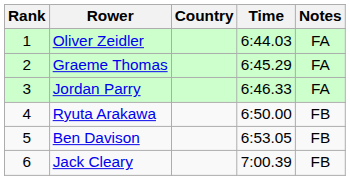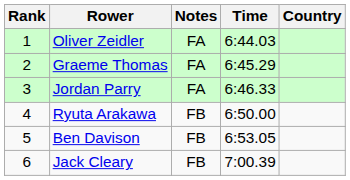columns swapped: (204, 16) <-> (320, 16)
